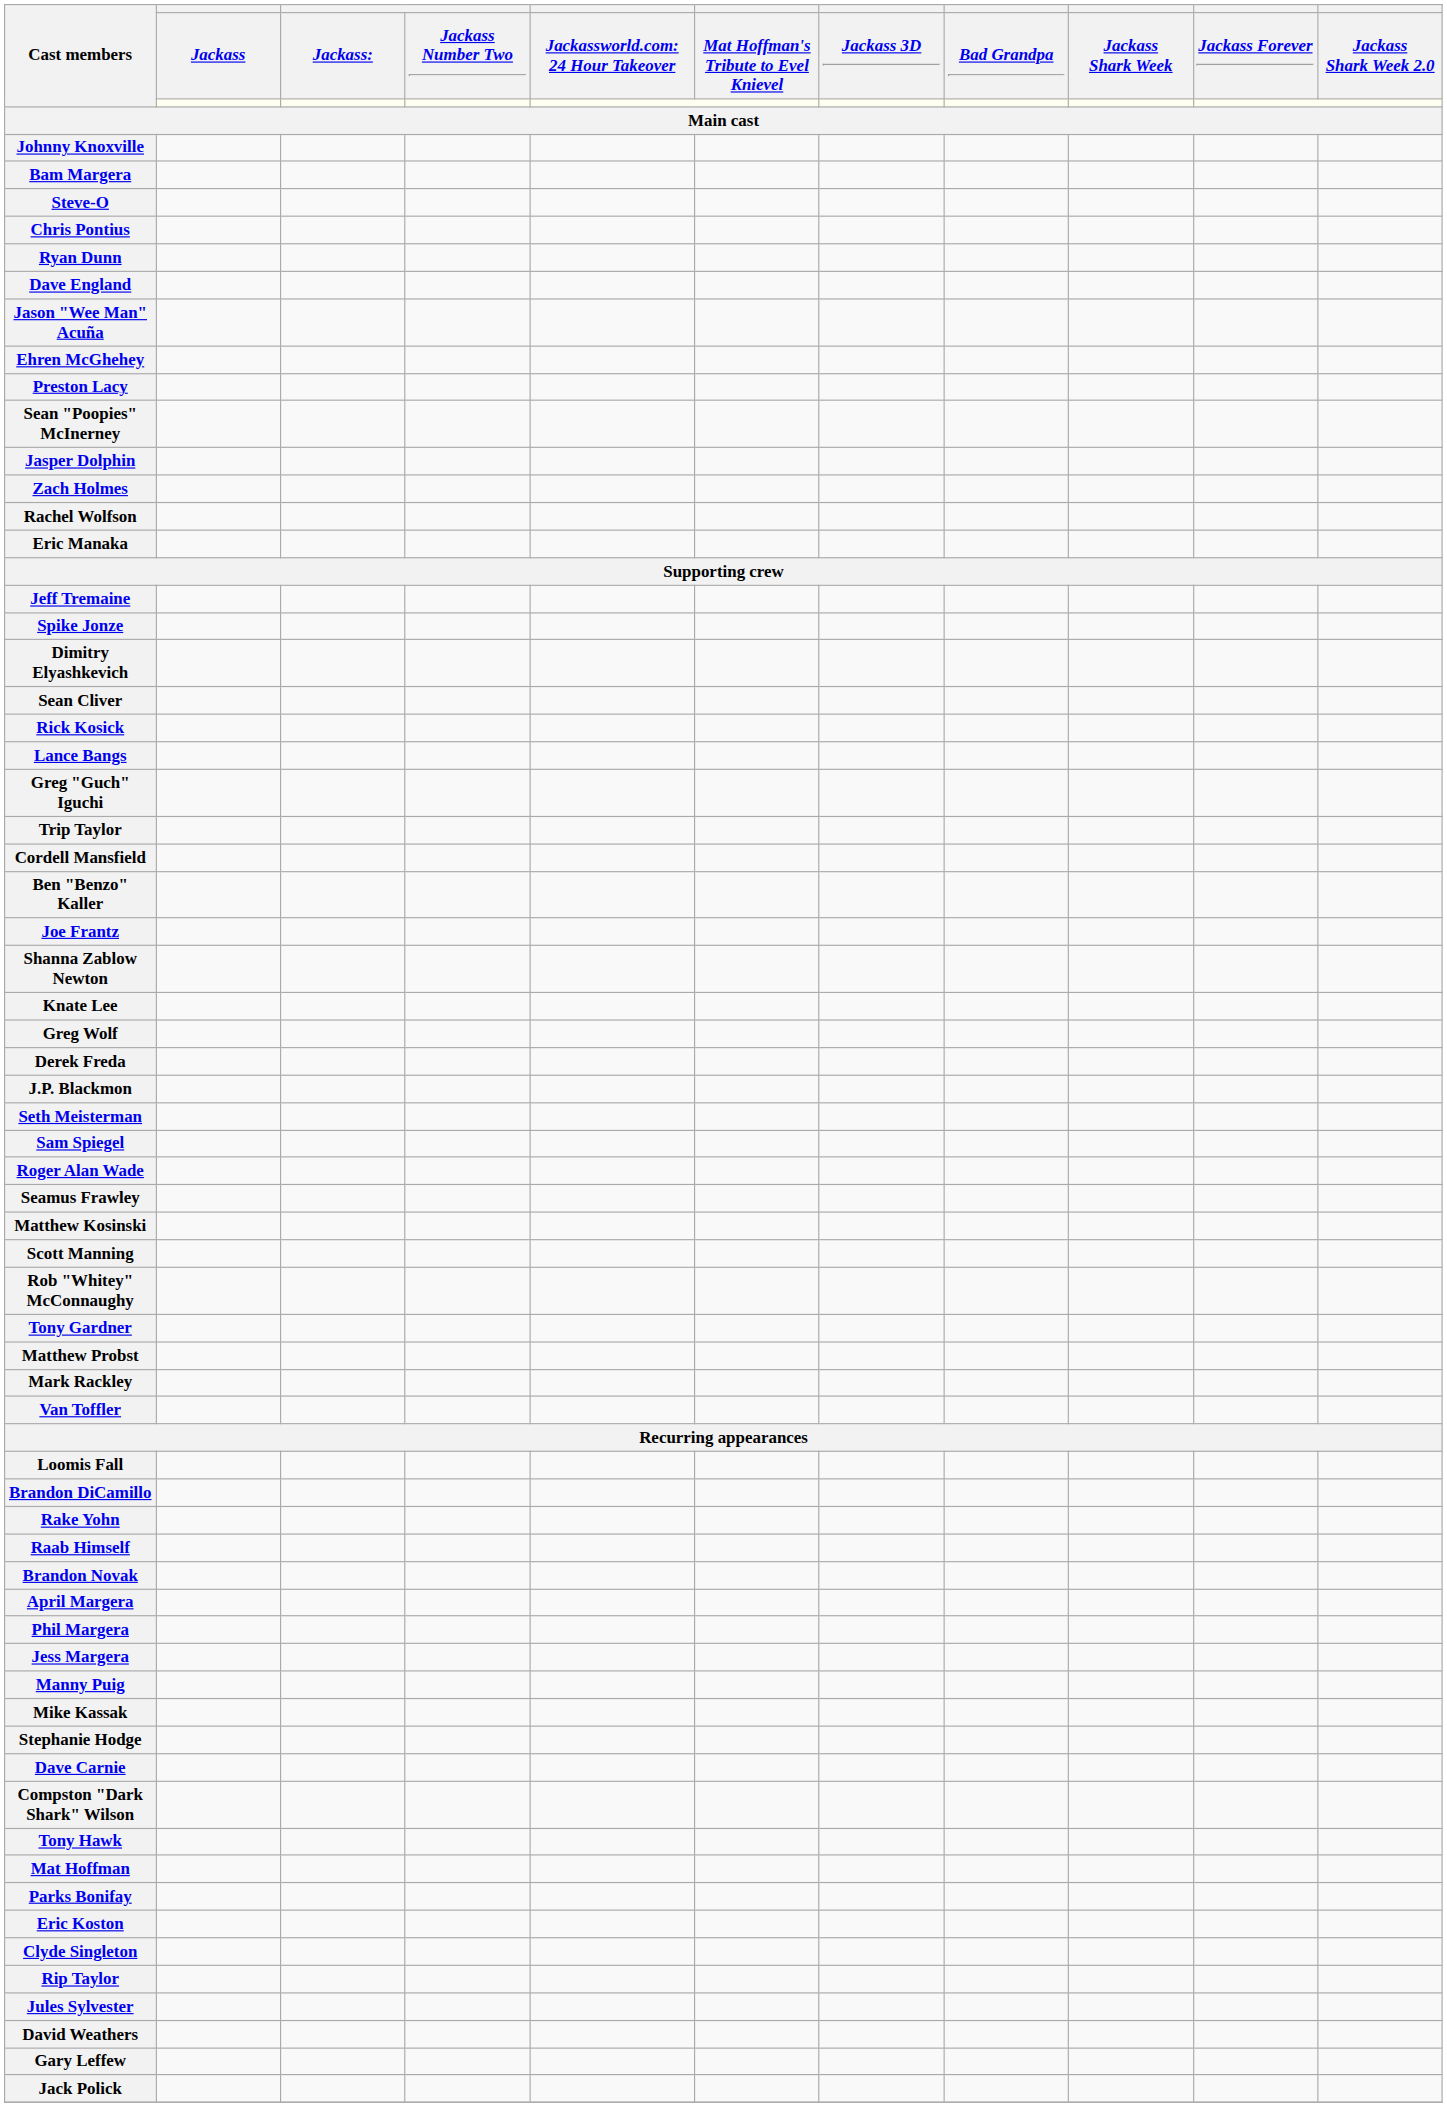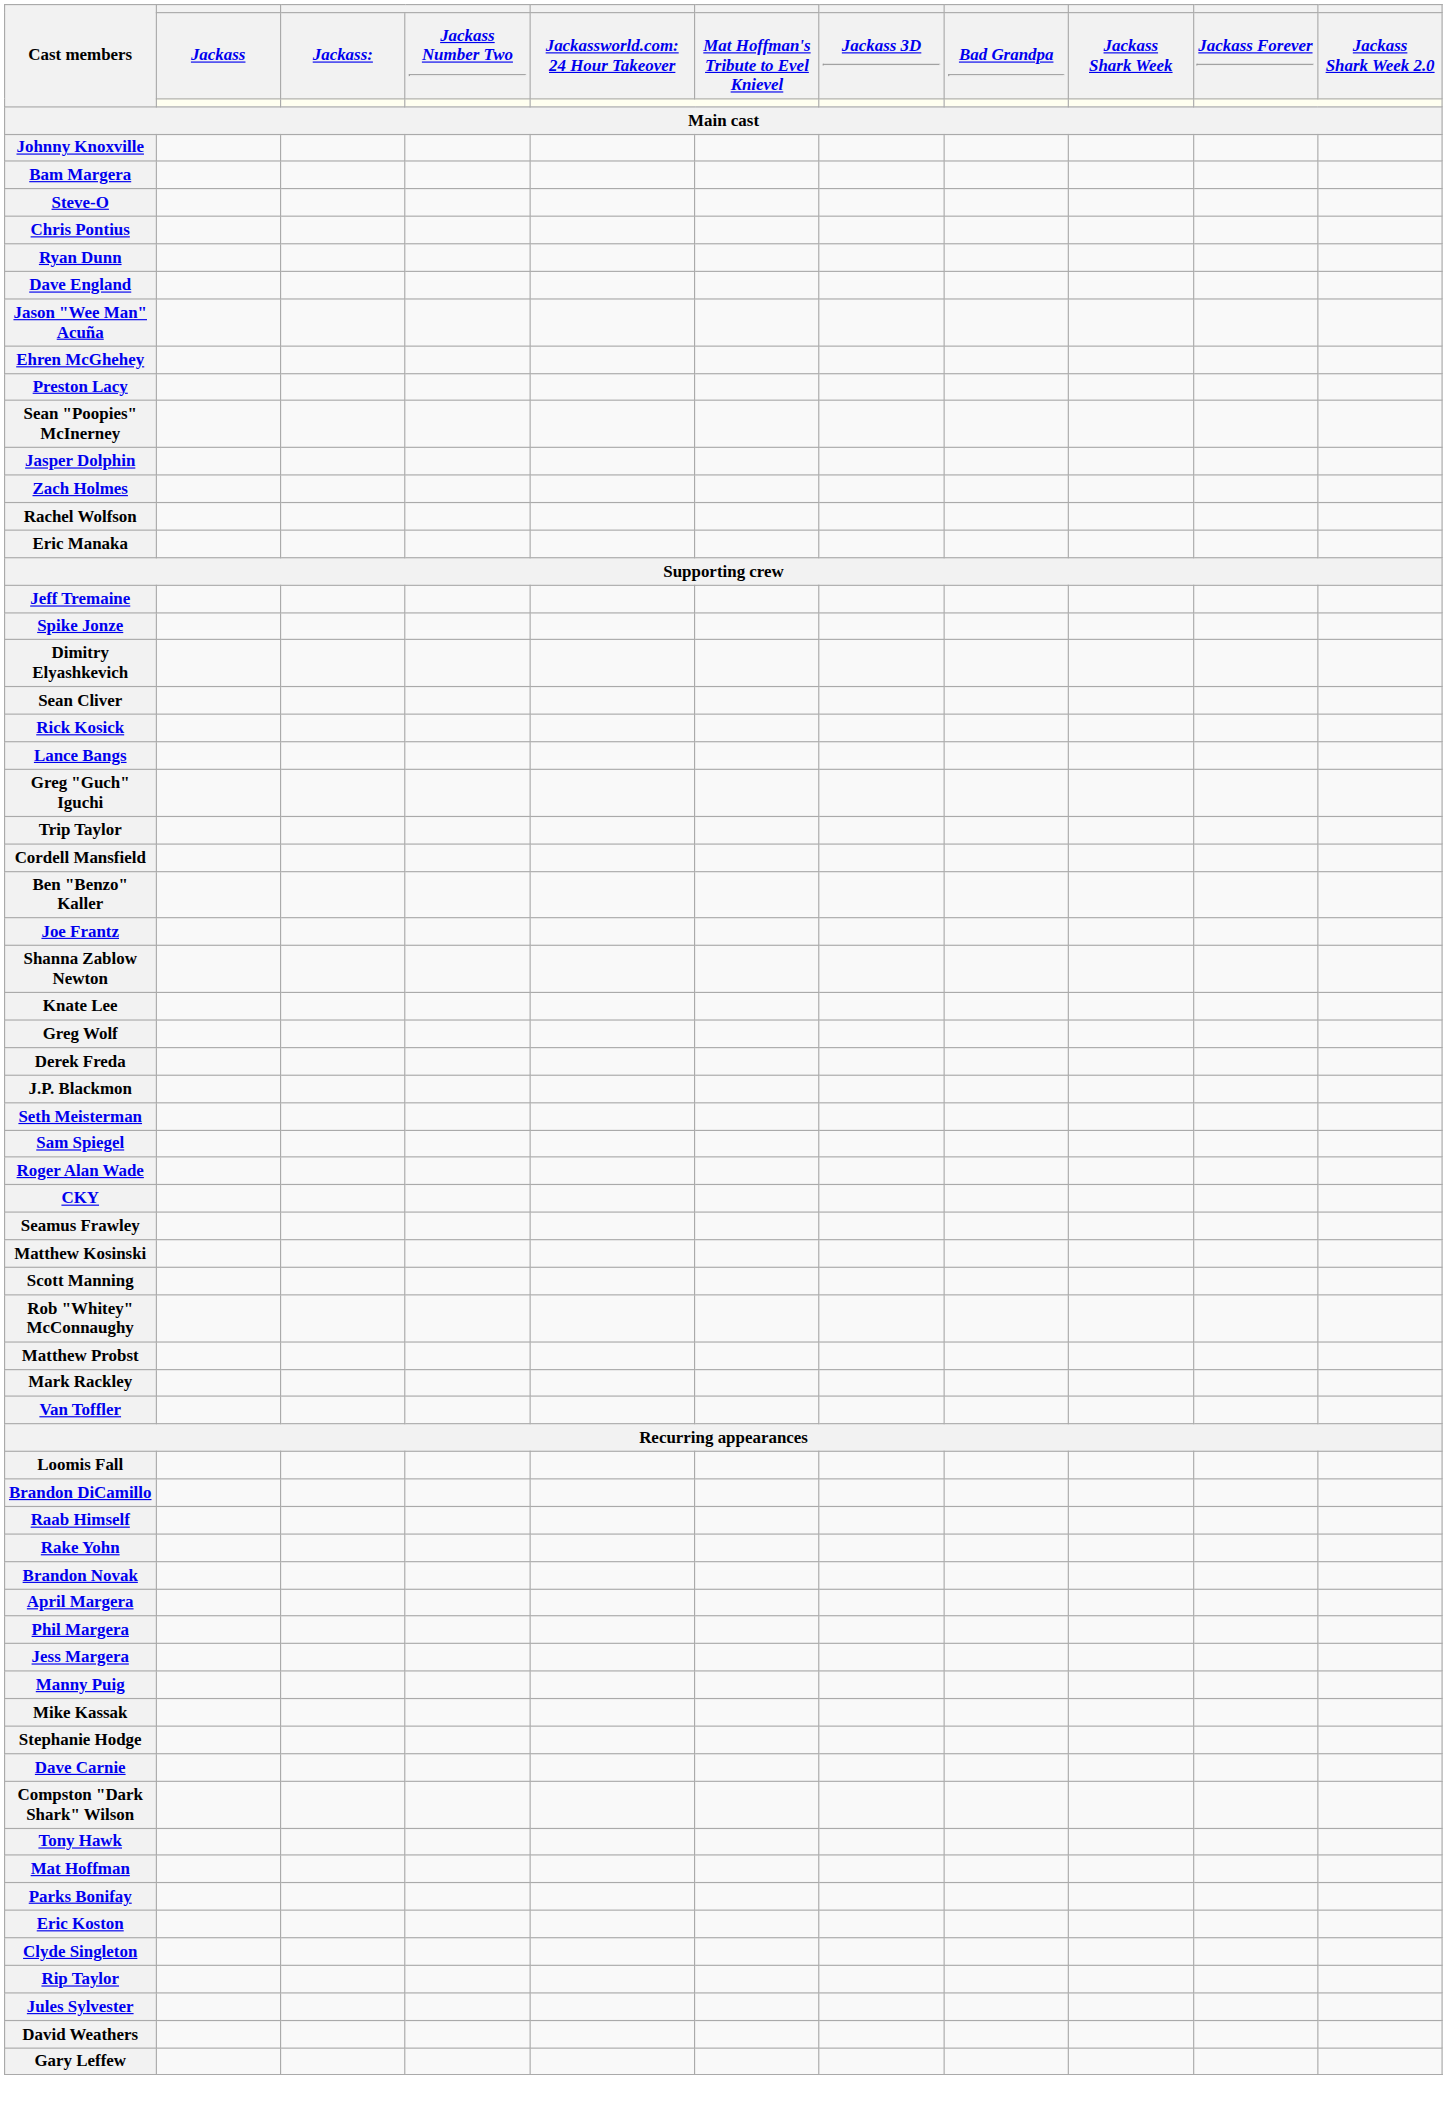+ row: (80, 1198)
- row: (80, 1327)
rows swapped: (80, 1547) <-> (80, 1519)
- row: (80, 2088)
